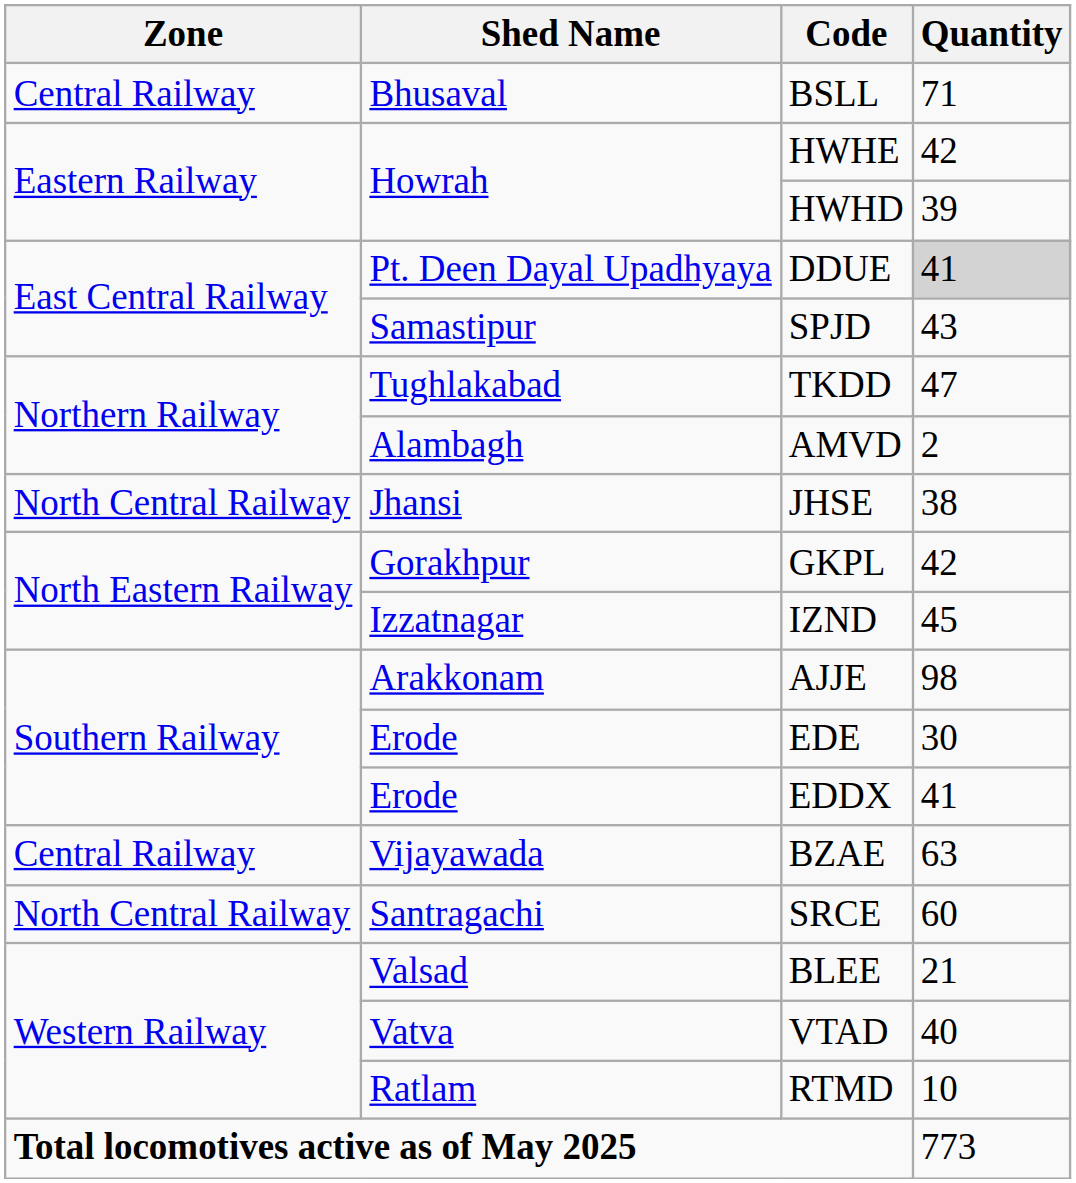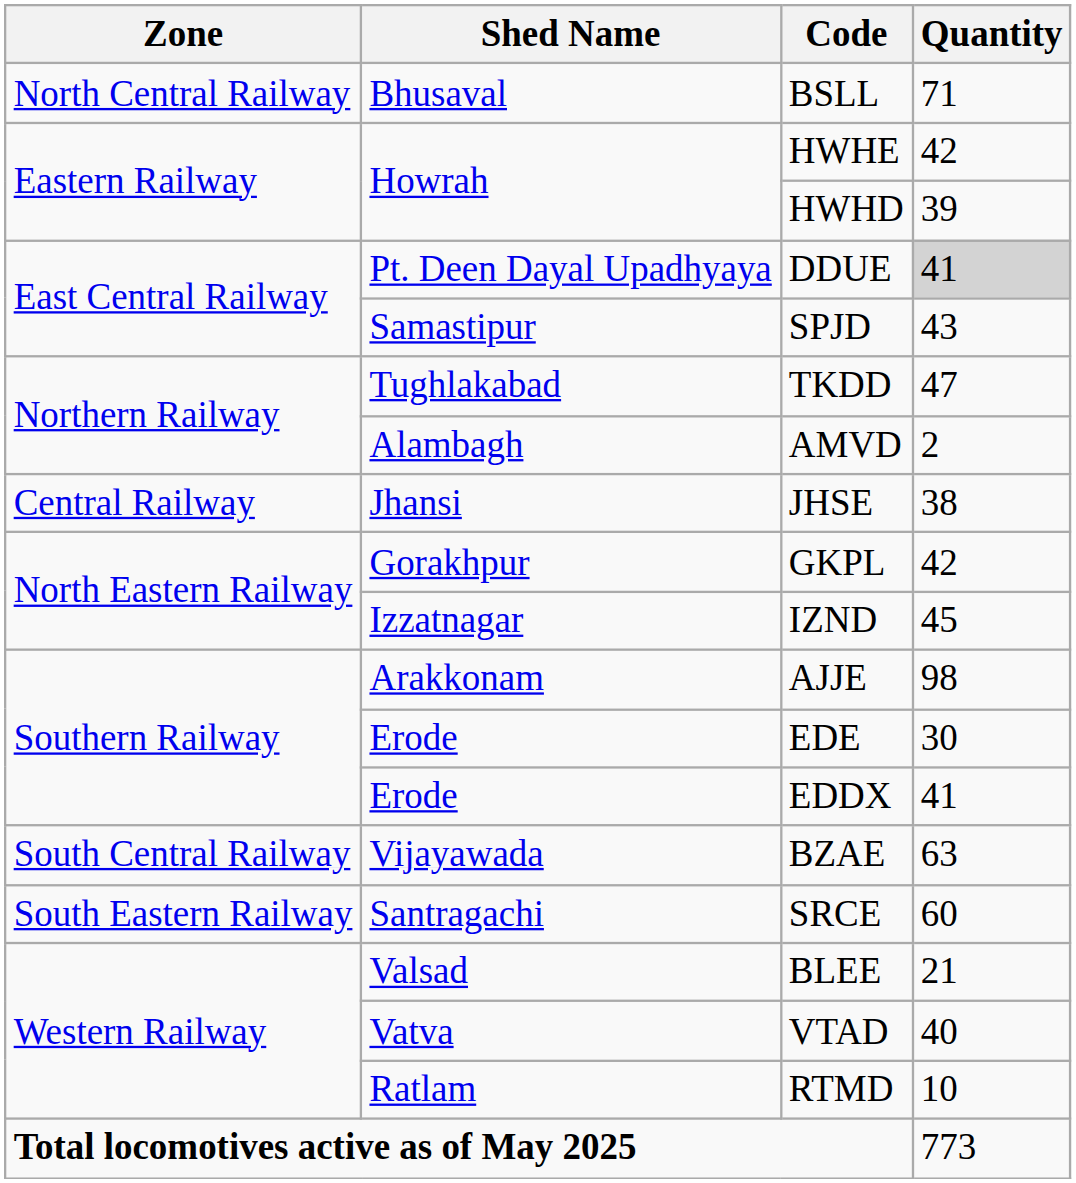(134, 92) Central Railway -> (182, 92) North Central Railway
(182, 502) North Central Railway -> (134, 502) Central Railway
(134, 854) Central Railway -> (182, 854) South Central Railway
(182, 913) North Central Railway -> (183, 913) South Eastern Railway
